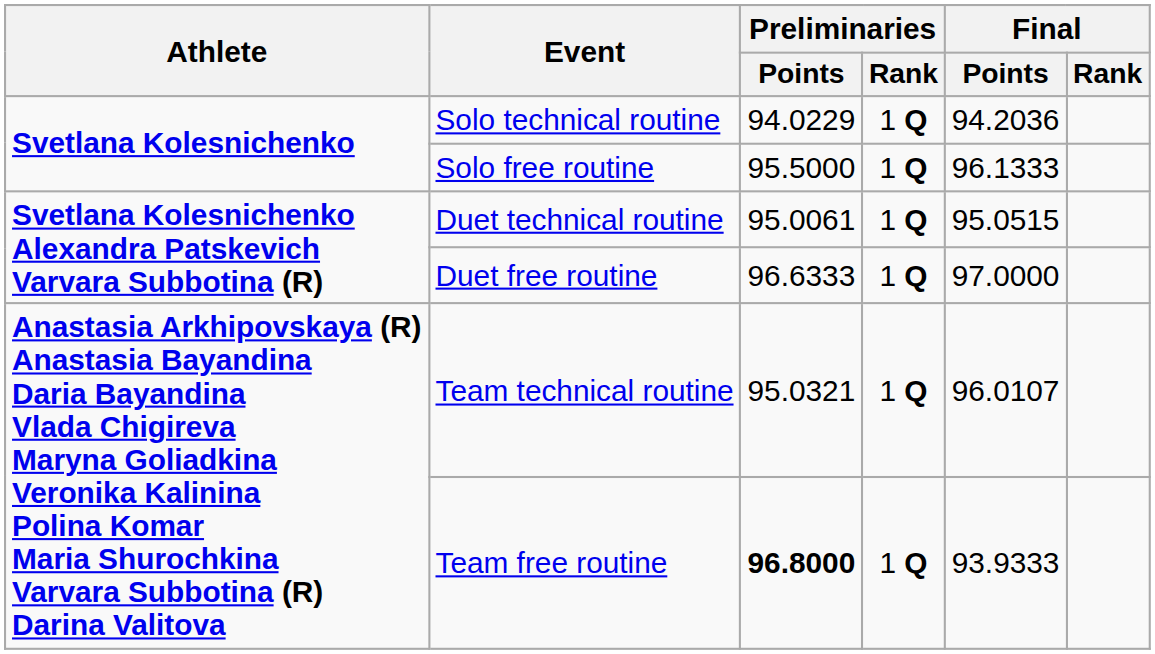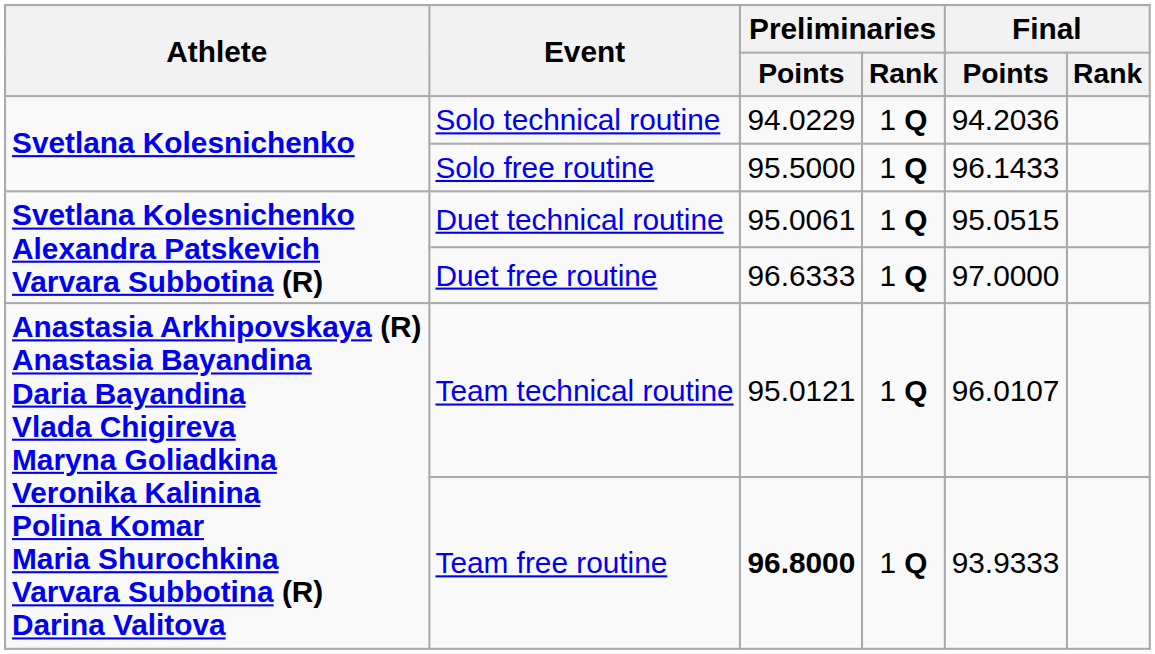(1006, 168) 96.1333 -> (1006, 168) 96.1433
(801, 391) 95.0321 -> (801, 391) 95.0121
